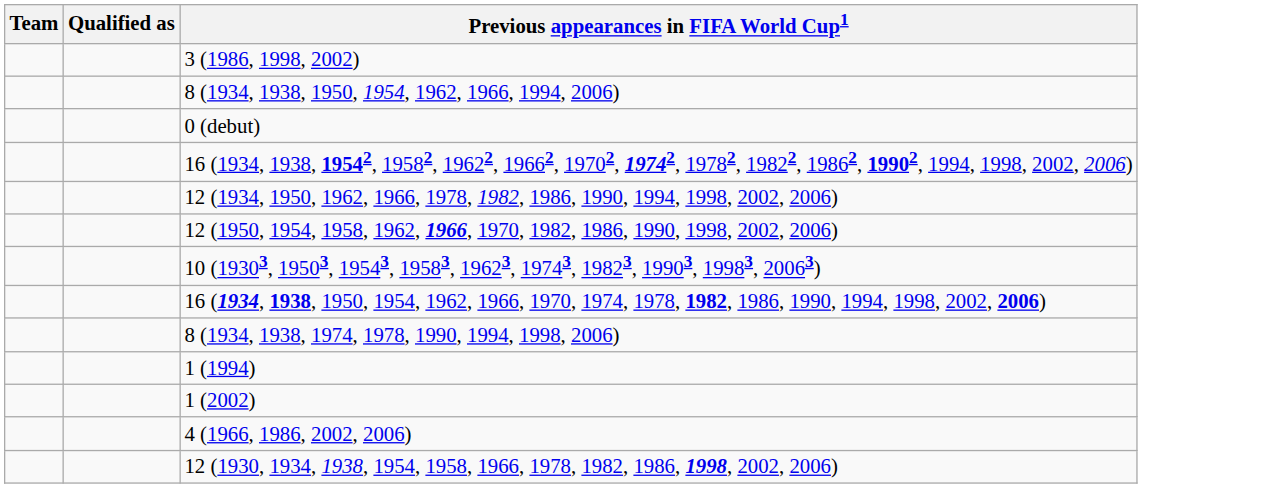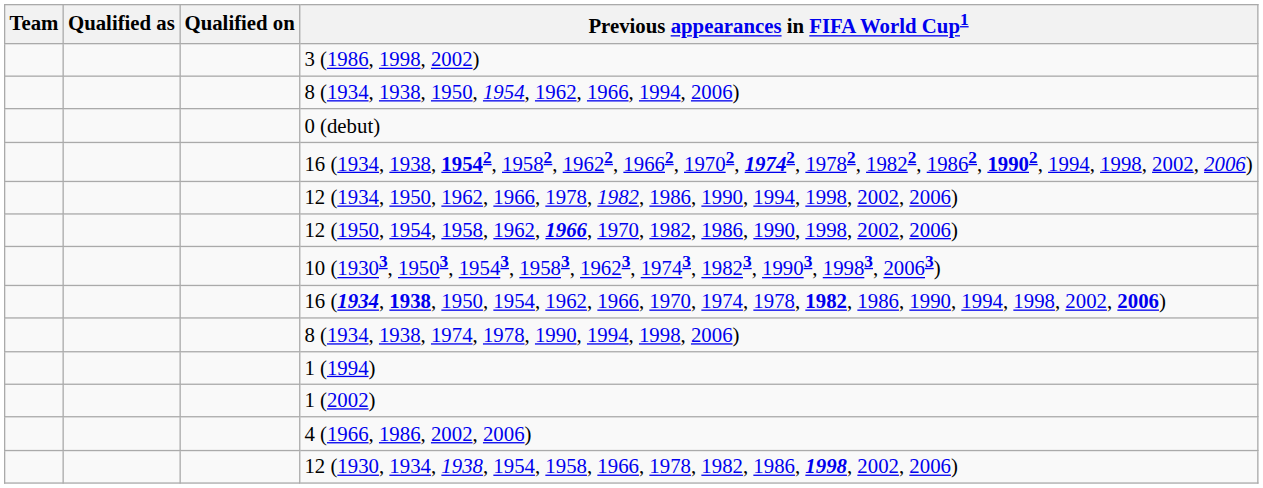+ column: (240, 23)
